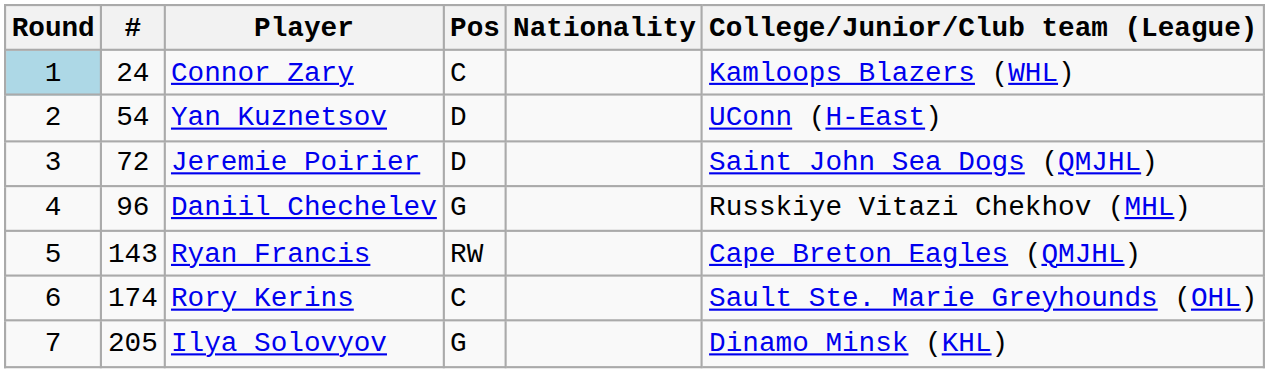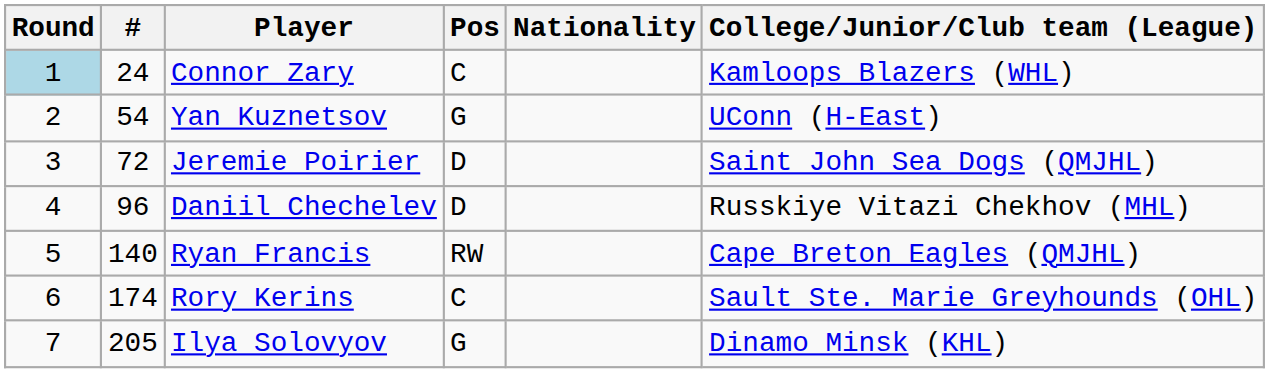(458, 118) D -> (458, 118) G
(458, 208) G -> (458, 208) D
(133, 253) 143 -> (133, 253) 140
